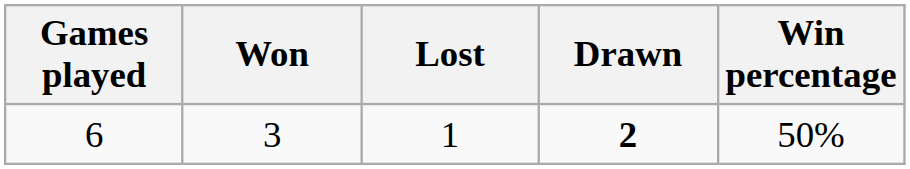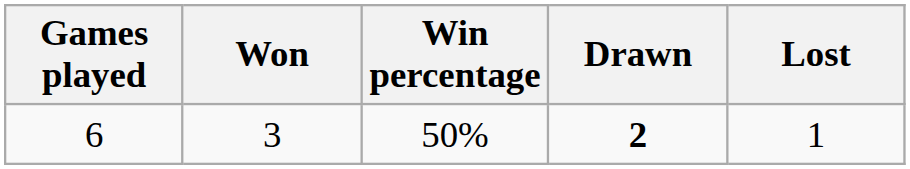columns swapped: (450, 54) <-> (811, 54)
